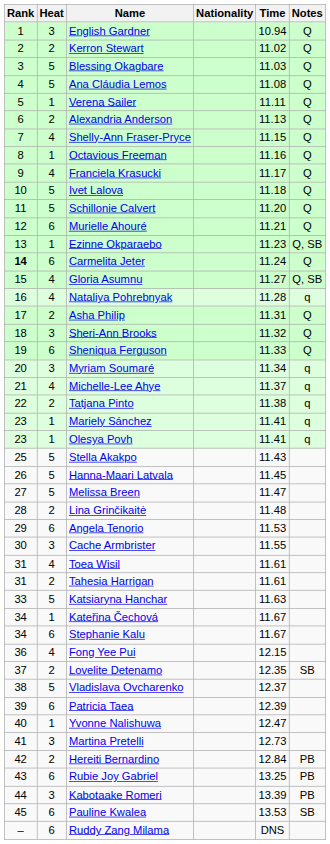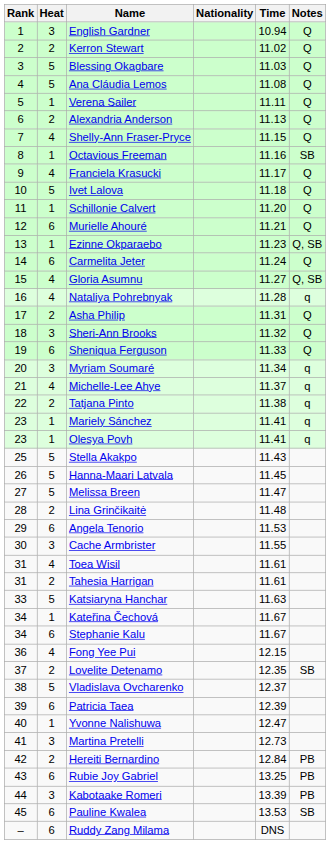(307, 155) Q -> (307, 155) SB
(52, 208) 5 -> (52, 208) 1
(21, 262) bold -> (21, 262) normal
